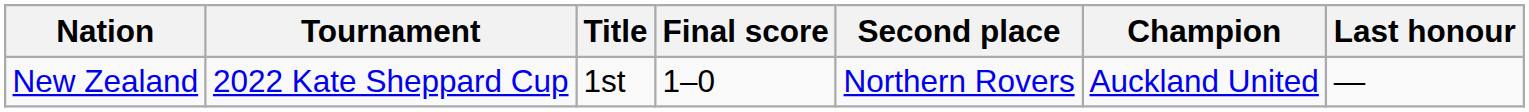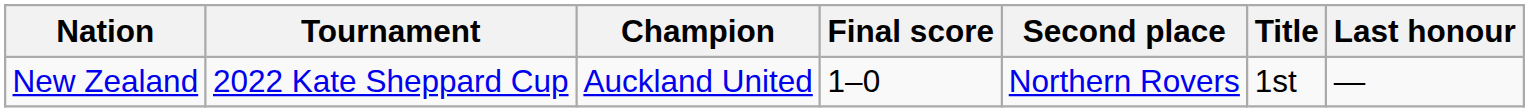columns swapped: (1204, 31) <-> (615, 31)
